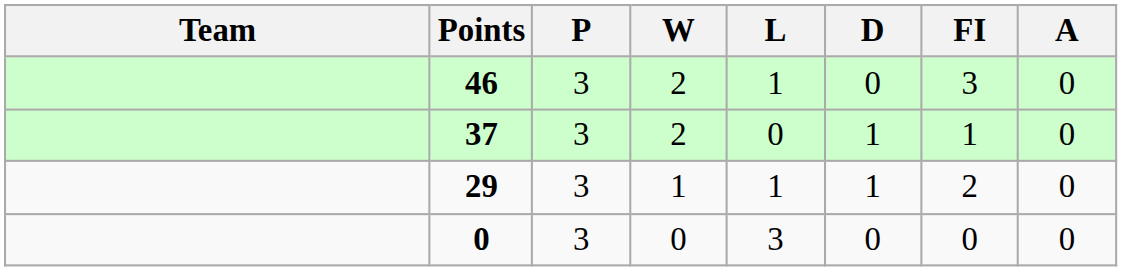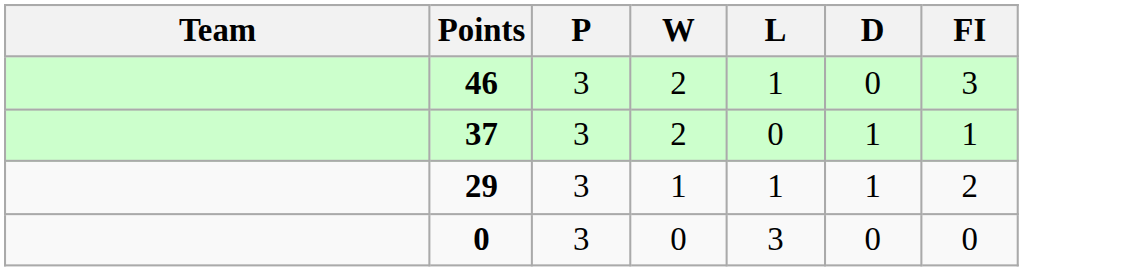- column: (1067, 30)
